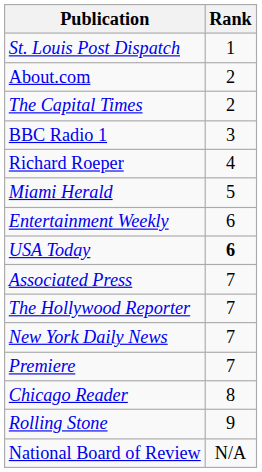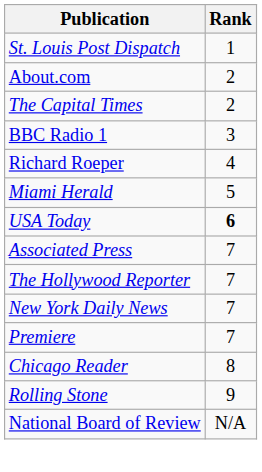- row: (89, 221)
